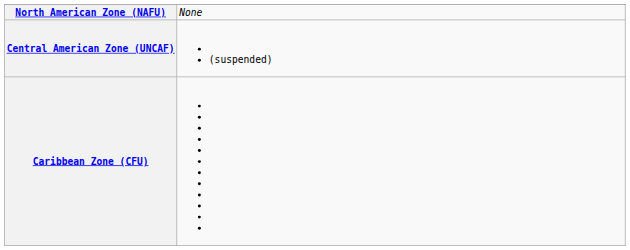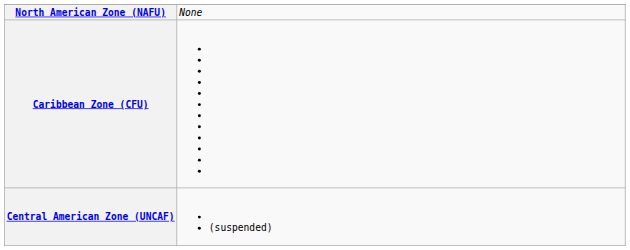rows swapped: (91, 49) <-> (91, 161)
